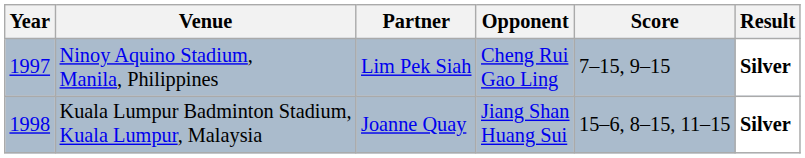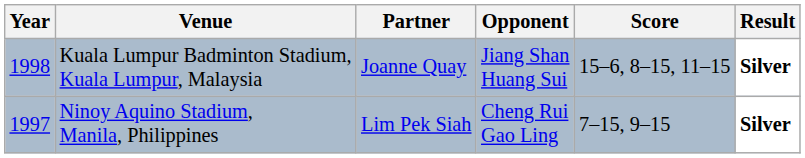rows swapped: (156, 67) <-> (206, 124)
